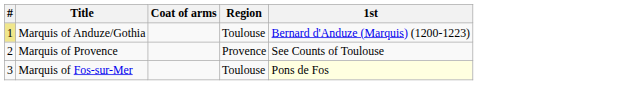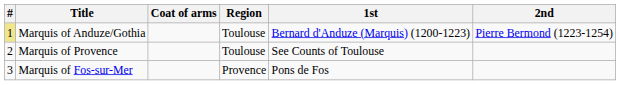+ column: (544, 13)
(244, 51) Provence -> (244, 51) Toulouse
(244, 70) Toulouse -> (244, 70) Provence
(300, 70) lightyellow background -> (300, 70) no background
